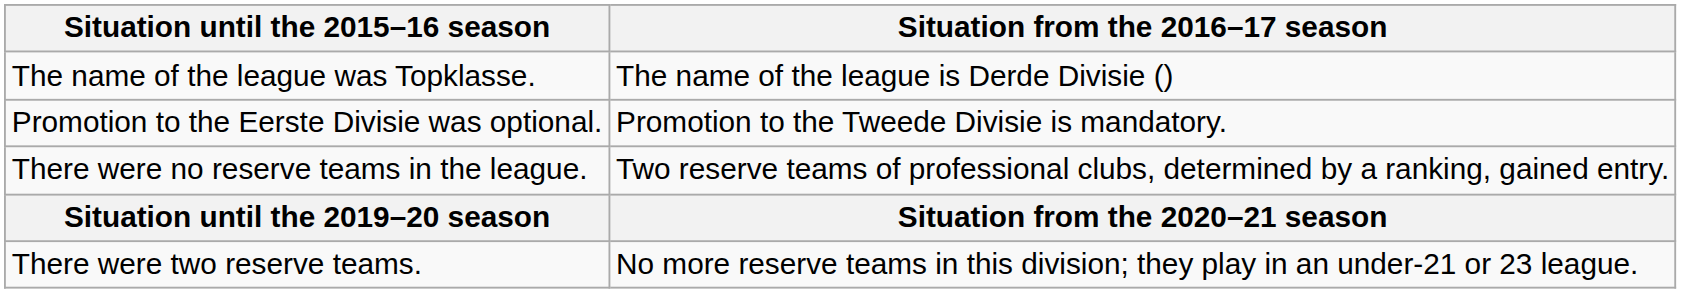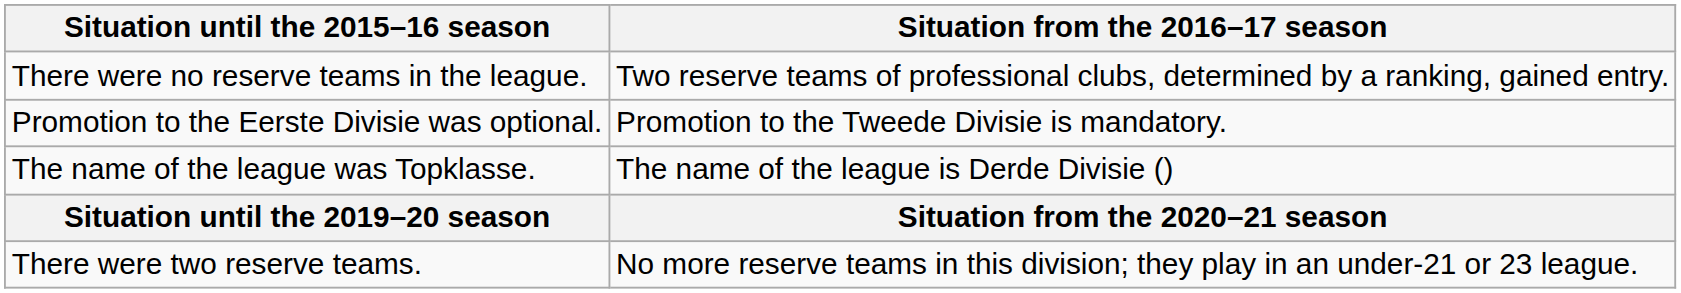rows swapped: (274, 75) <-> (300, 169)
